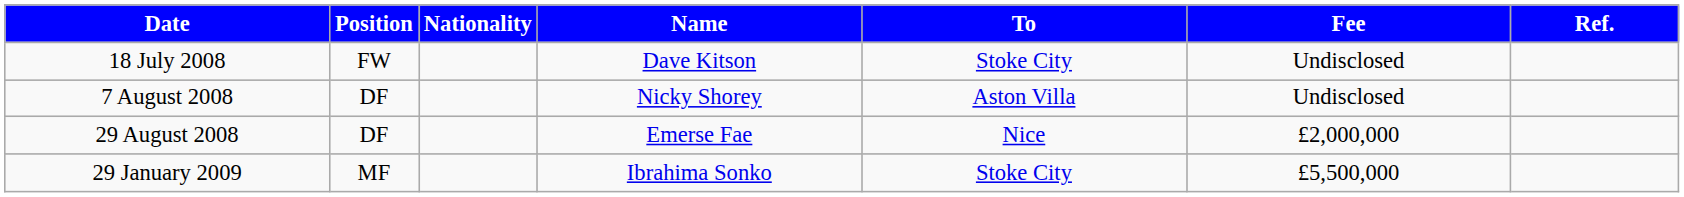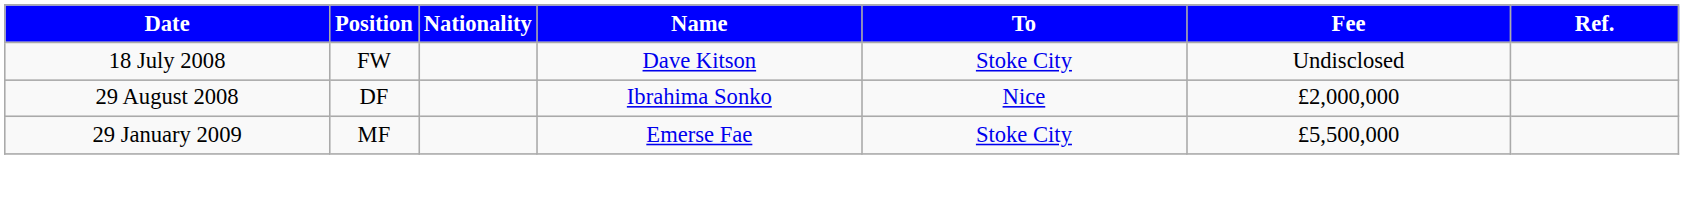- row: (167, 98)
(699, 135) Emerse Fae -> (699, 98) Ibrahima Sonko
(699, 172) Ibrahima Sonko -> (699, 135) Emerse Fae
